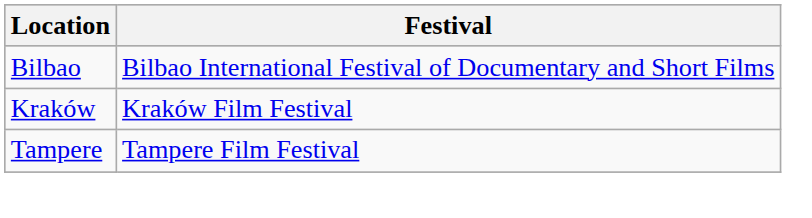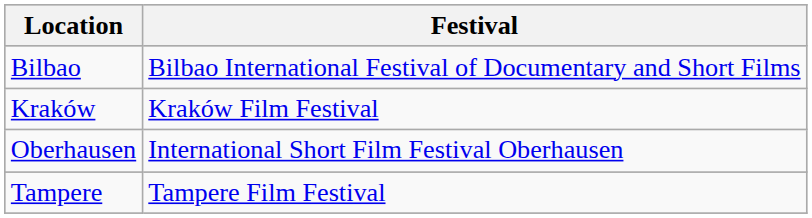+ row: (74, 150)
